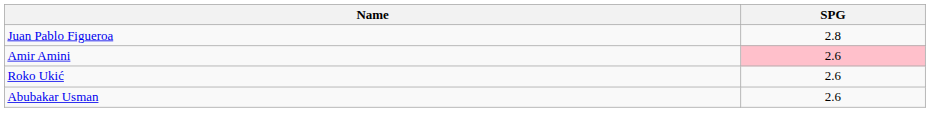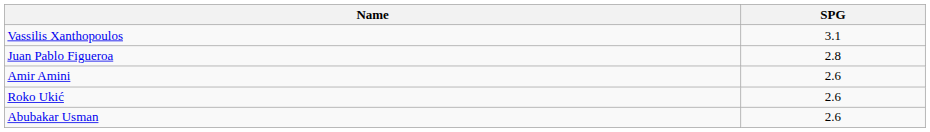+ row: (65, 35)
(833, 55) pink background -> (833, 76) no background
